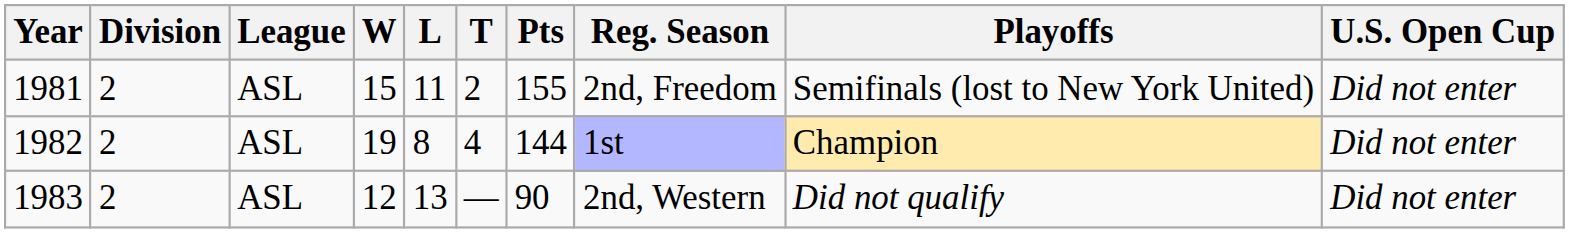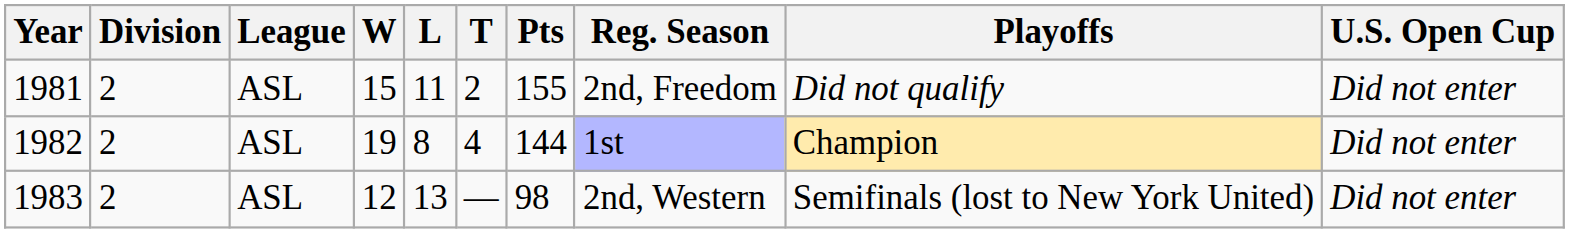(1053, 87) Semifinals (lost to New York United) -> (898, 87) Did not qualify
(532, 198) 90 -> (532, 198) 98
(898, 198) Did not qualify -> (1053, 198) Semifinals (lost to New York United)
